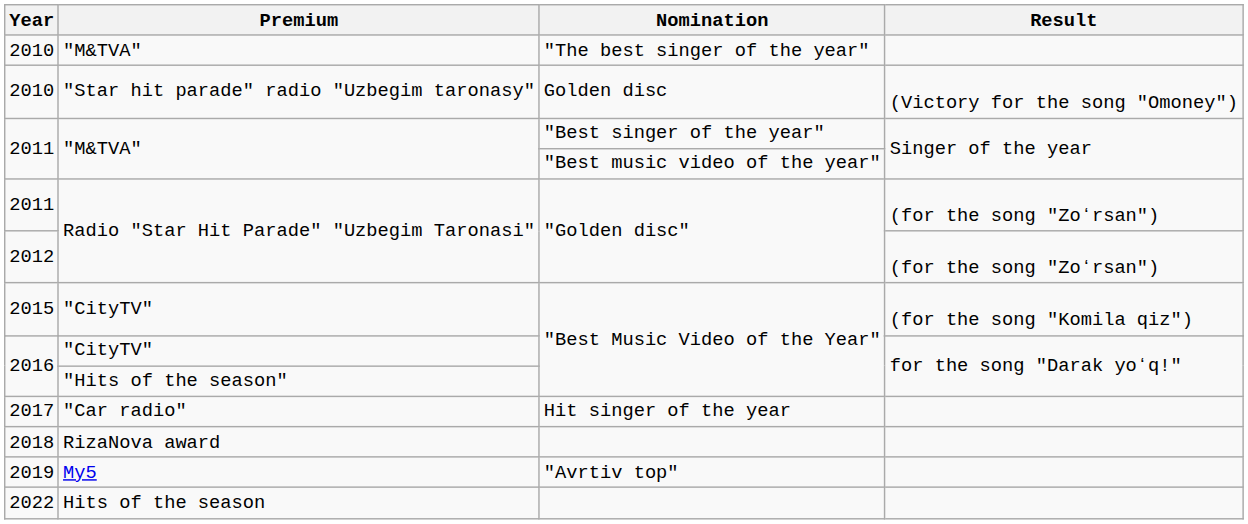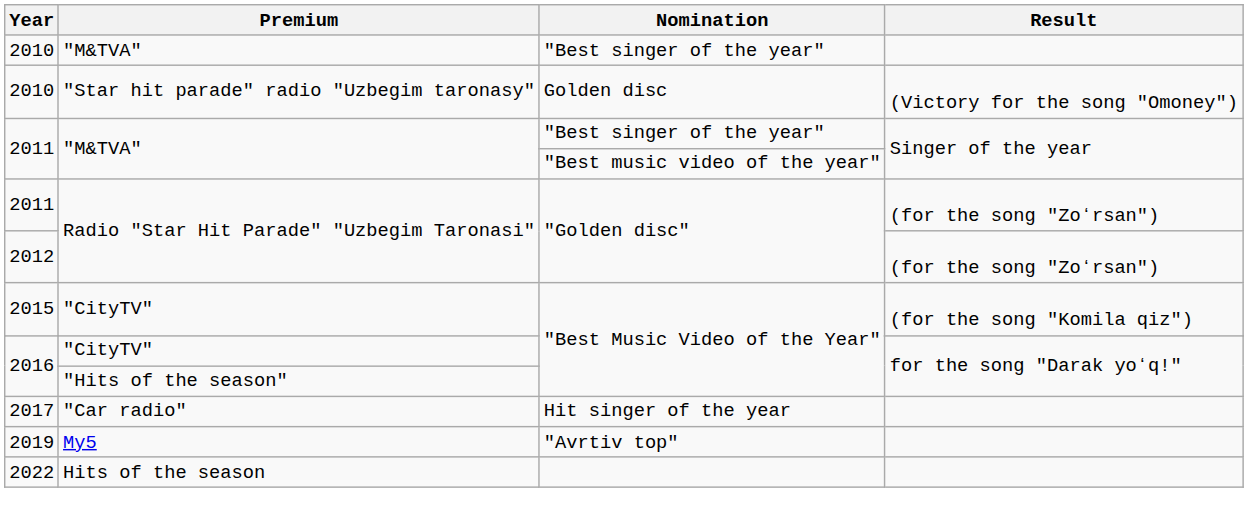(707, 50) "The best singer of the year" -> (684, 50) "Best singer of the year"
- row: (32, 442)
